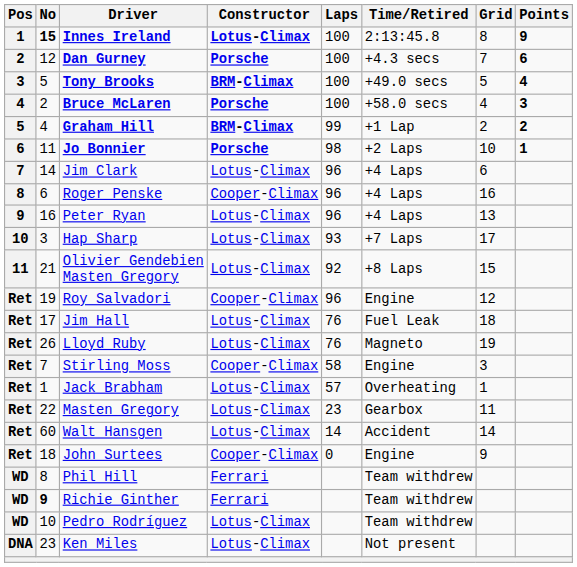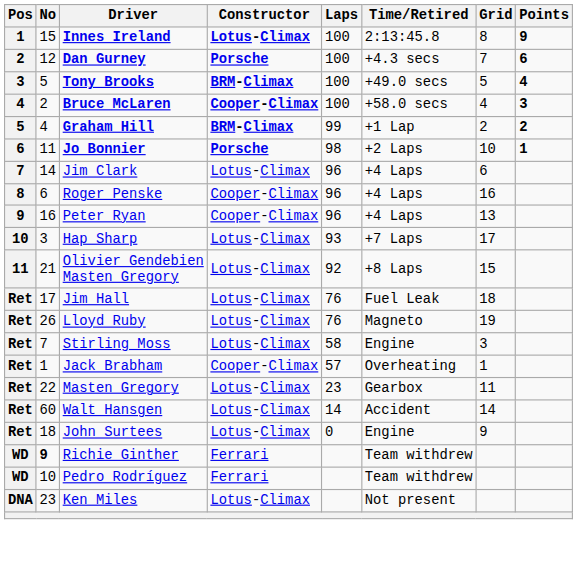(48, 38) bold -> (48, 38) normal
(239, 105) Porsche -> (264, 105) Cooper-Climax
(260, 217) Lotus-Climax -> (264, 217) Cooper-Climax
- row: (117, 300)
(264, 367) Cooper-Climax -> (260, 344) Lotus-Climax
(260, 389) Lotus-Climax -> (264, 367) Cooper-Climax
(264, 456) Cooper-Climax -> (260, 434) Lotus-Climax
- row: (100, 478)
(260, 523) Lotus-Climax -> (239, 478) Ferrari
